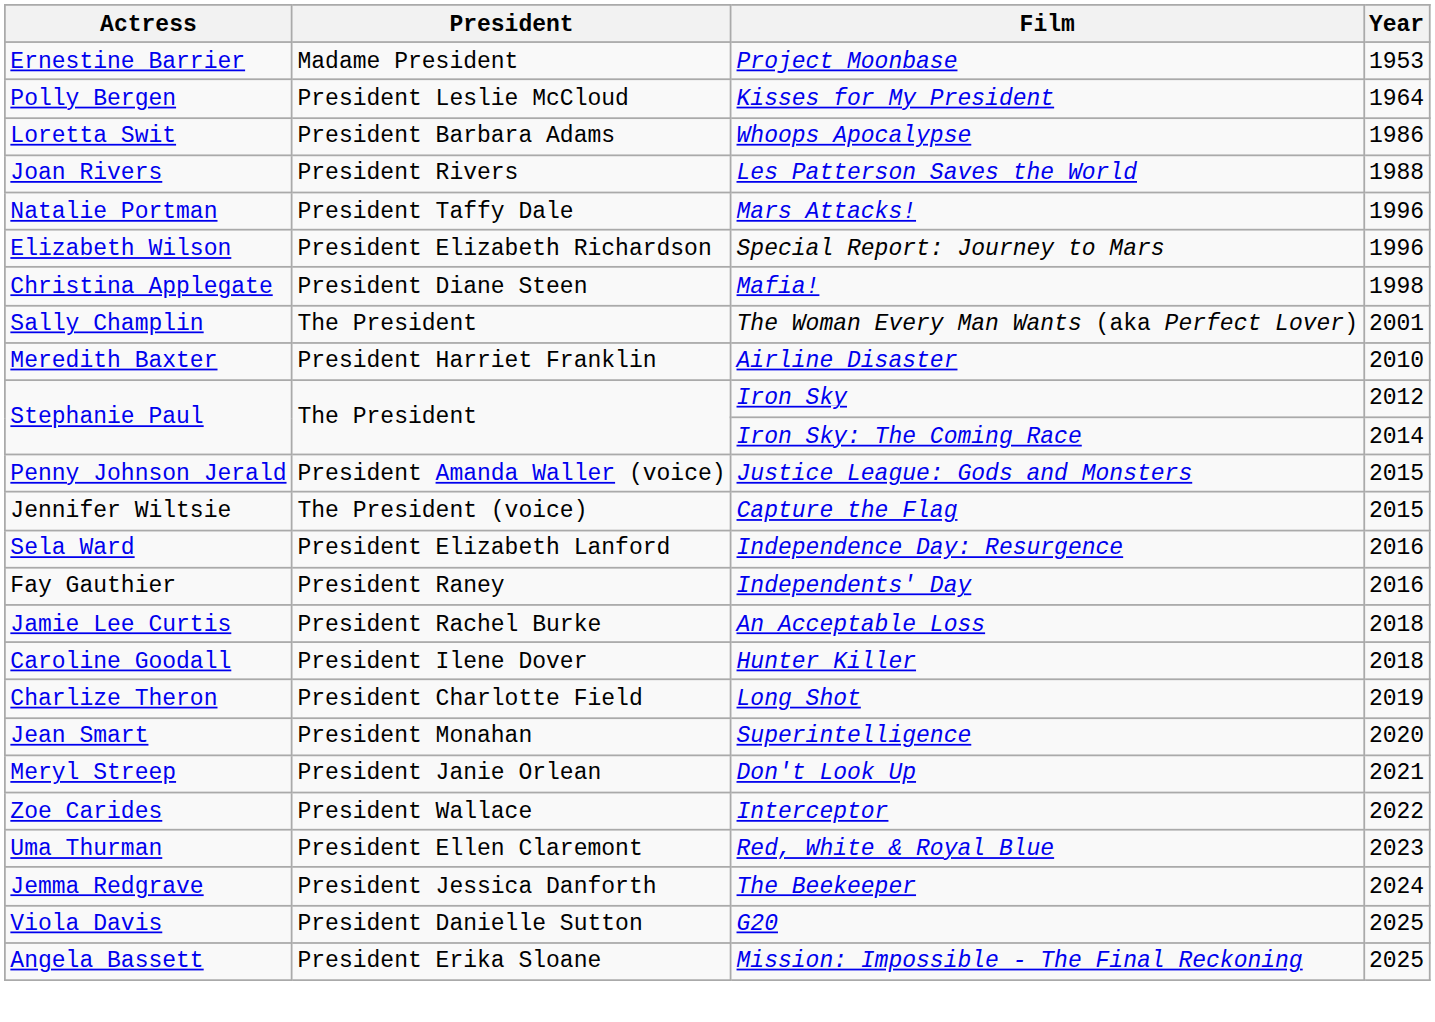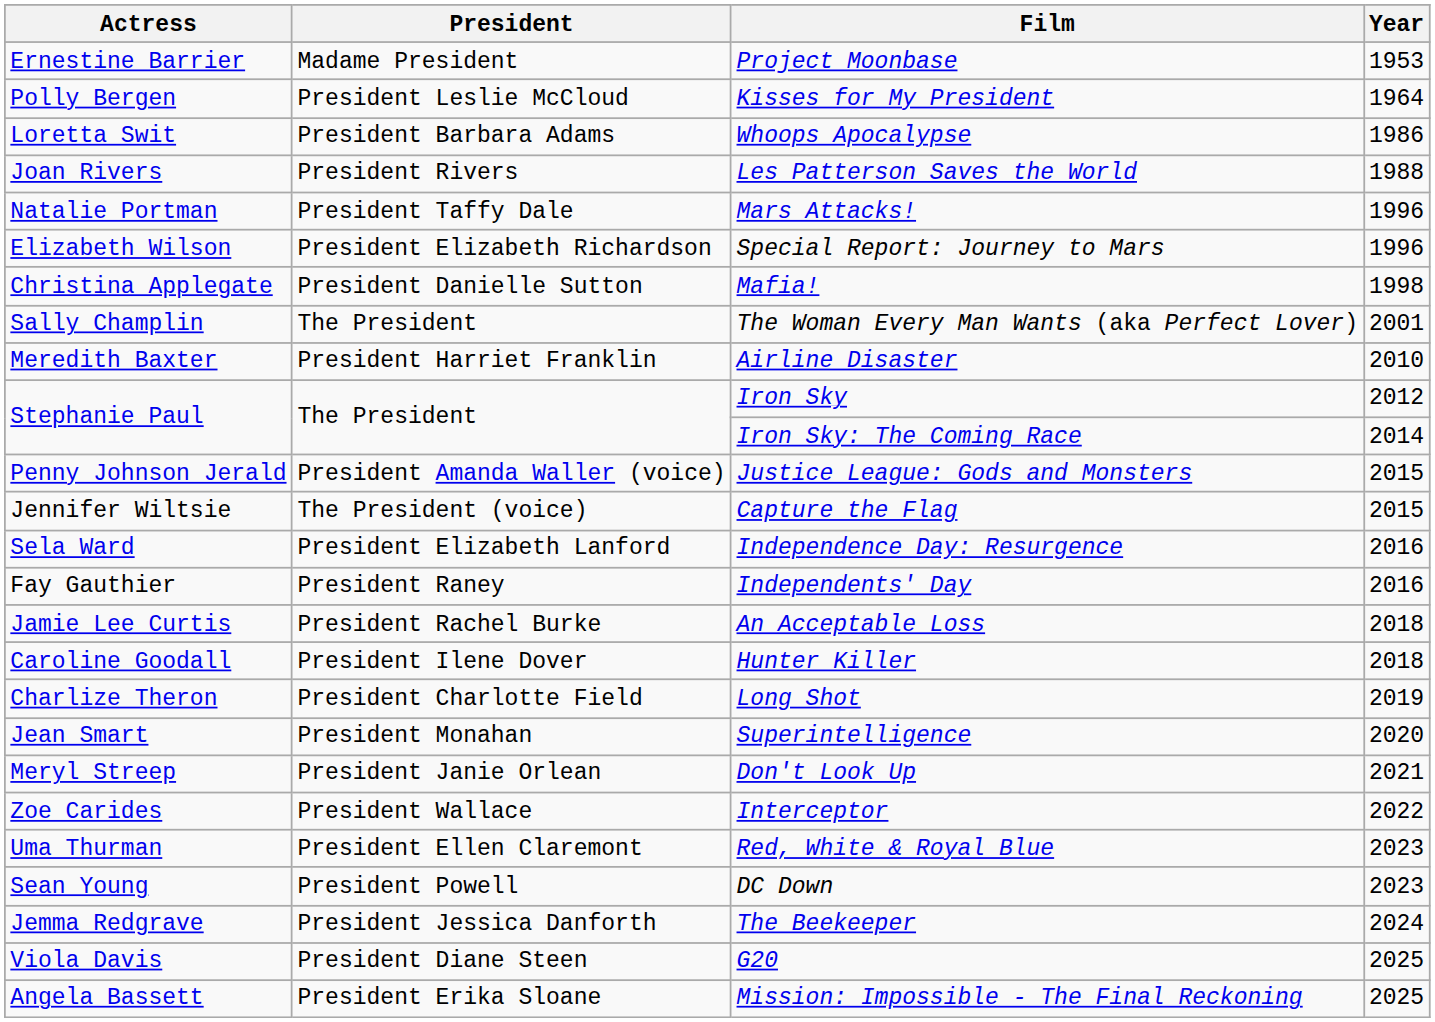(442, 286) President Diane Steen -> (470, 286) President Danielle Sutton
+ row: (785, 886)
(470, 924) President Danielle Sutton -> (442, 961) President Diane Steen
